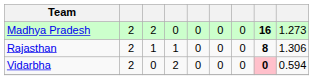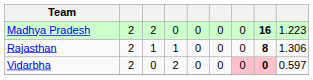(293, 30) 1.273 -> (293, 30) 1.223
(243, 65) no background -> (243, 65) pink background
(293, 65) 0.594 -> (293, 65) 0.597
